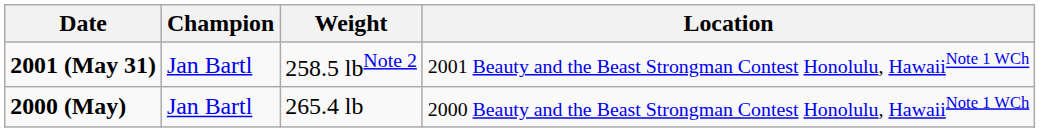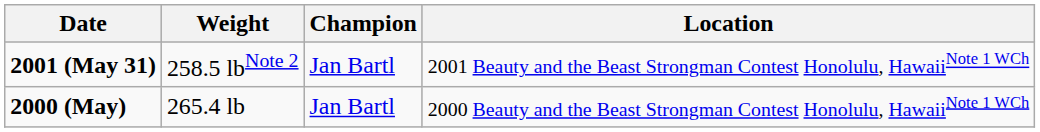columns swapped: (221, 23) <-> (351, 23)
